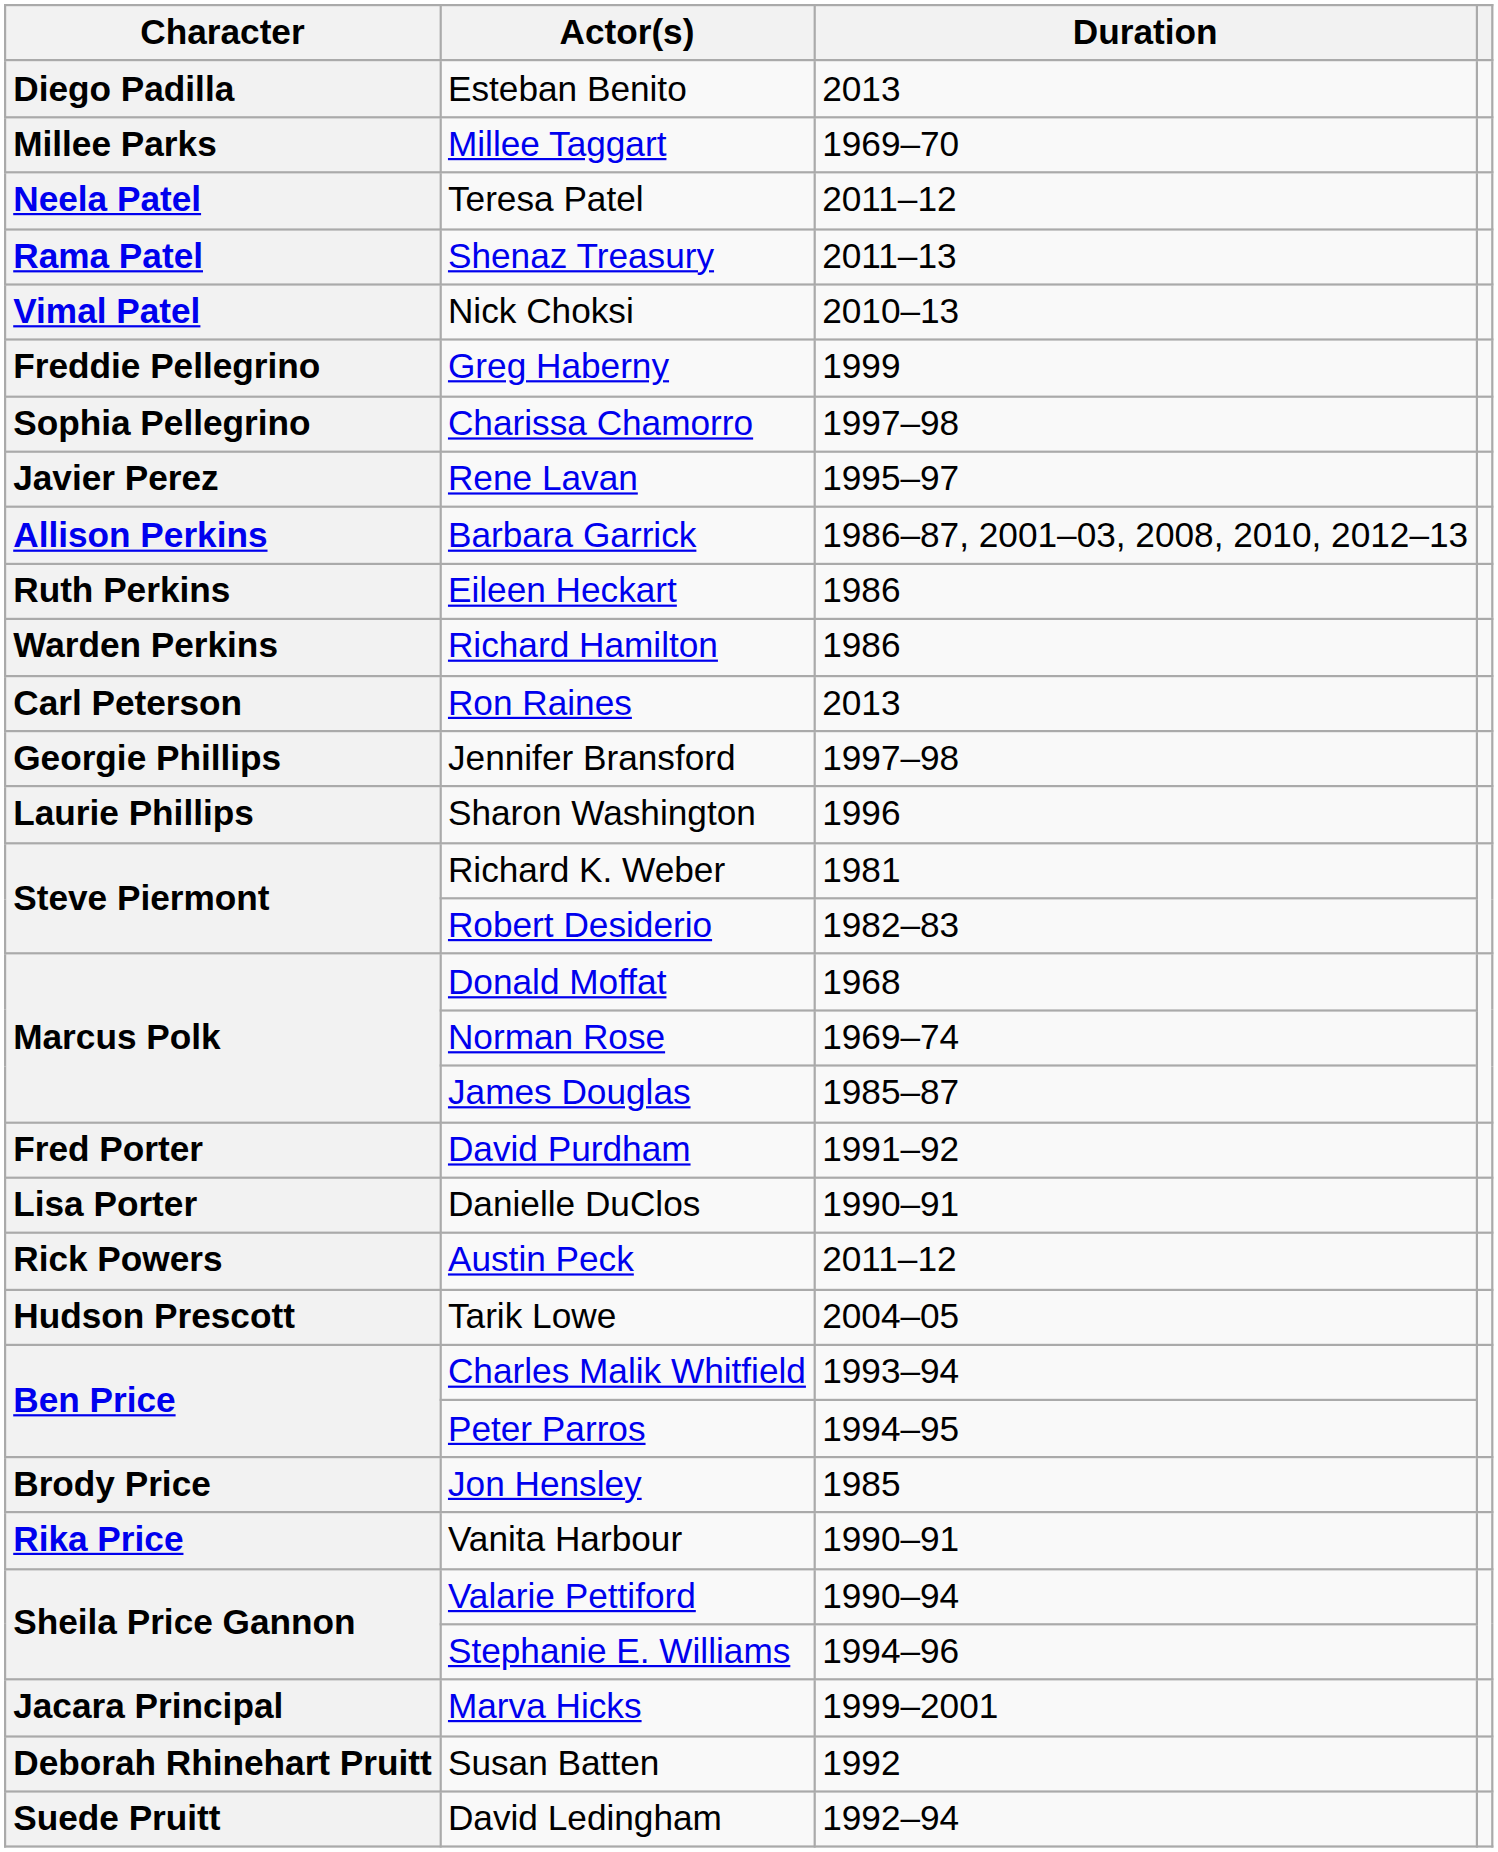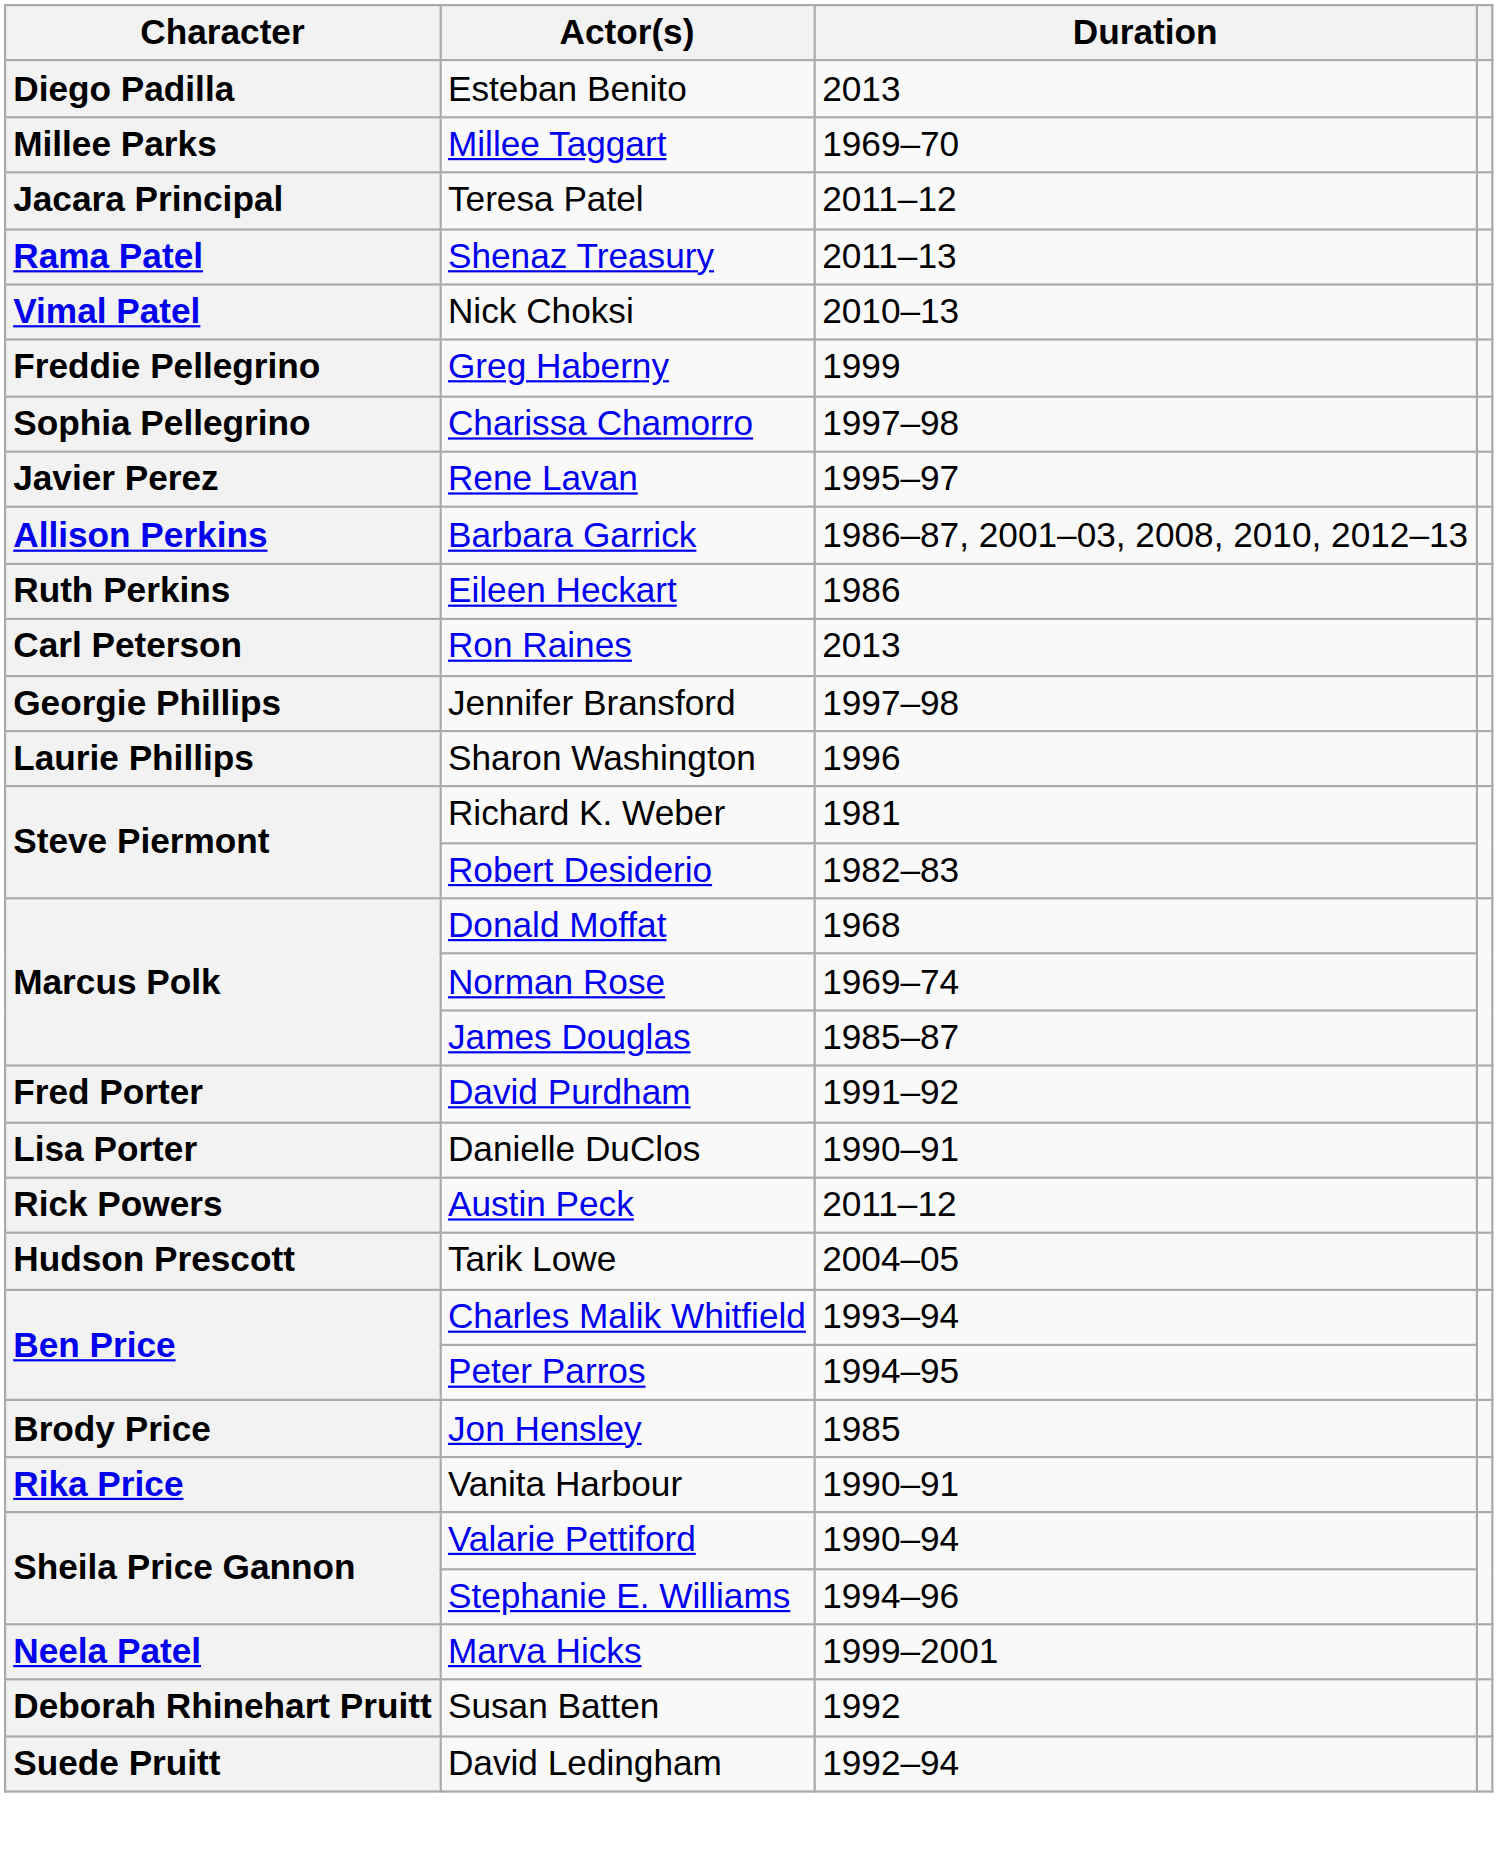(107, 199) Neela Patel -> (148, 199) Jacara Principal
- row: (583, 646)
(148, 1707) Jacara Principal -> (107, 1651) Neela Patel
